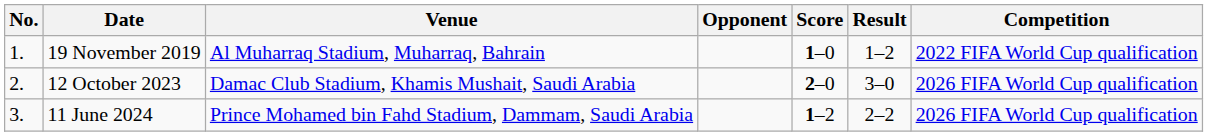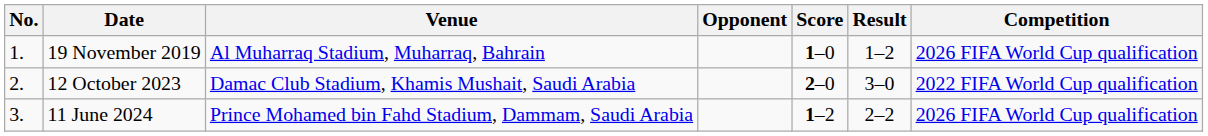(1057, 51) 2022 FIFA World Cup qualification -> (1057, 51) 2026 FIFA World Cup qualification
(1057, 83) 2026 FIFA World Cup qualification -> (1057, 83) 2022 FIFA World Cup qualification
